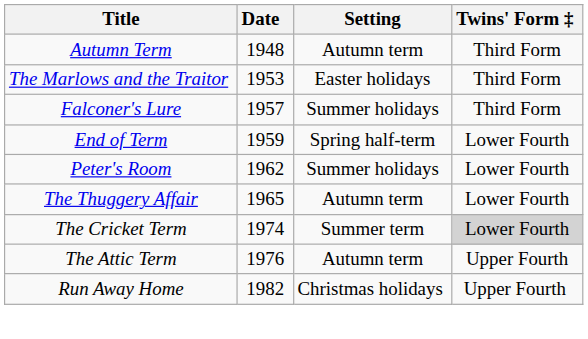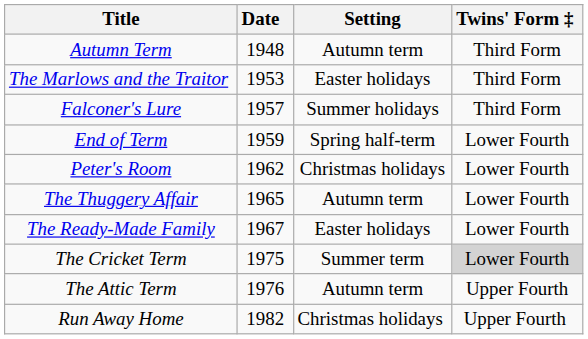(372, 169) Summer holidays -> (373, 169) Christmas holidays
+ row: (121, 229)
(265, 229) 1974 -> (265, 259) 1975
